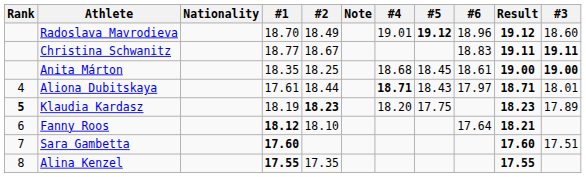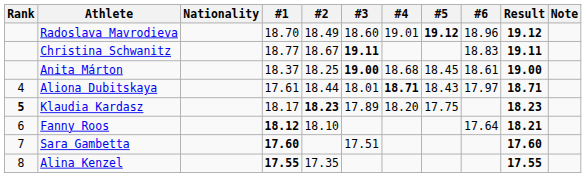columns swapped: (561, 14) <-> (358, 14)
(282, 70) 18.35 -> (282, 70) 18.37
(282, 107) 18.19 -> (282, 107) 18.17
